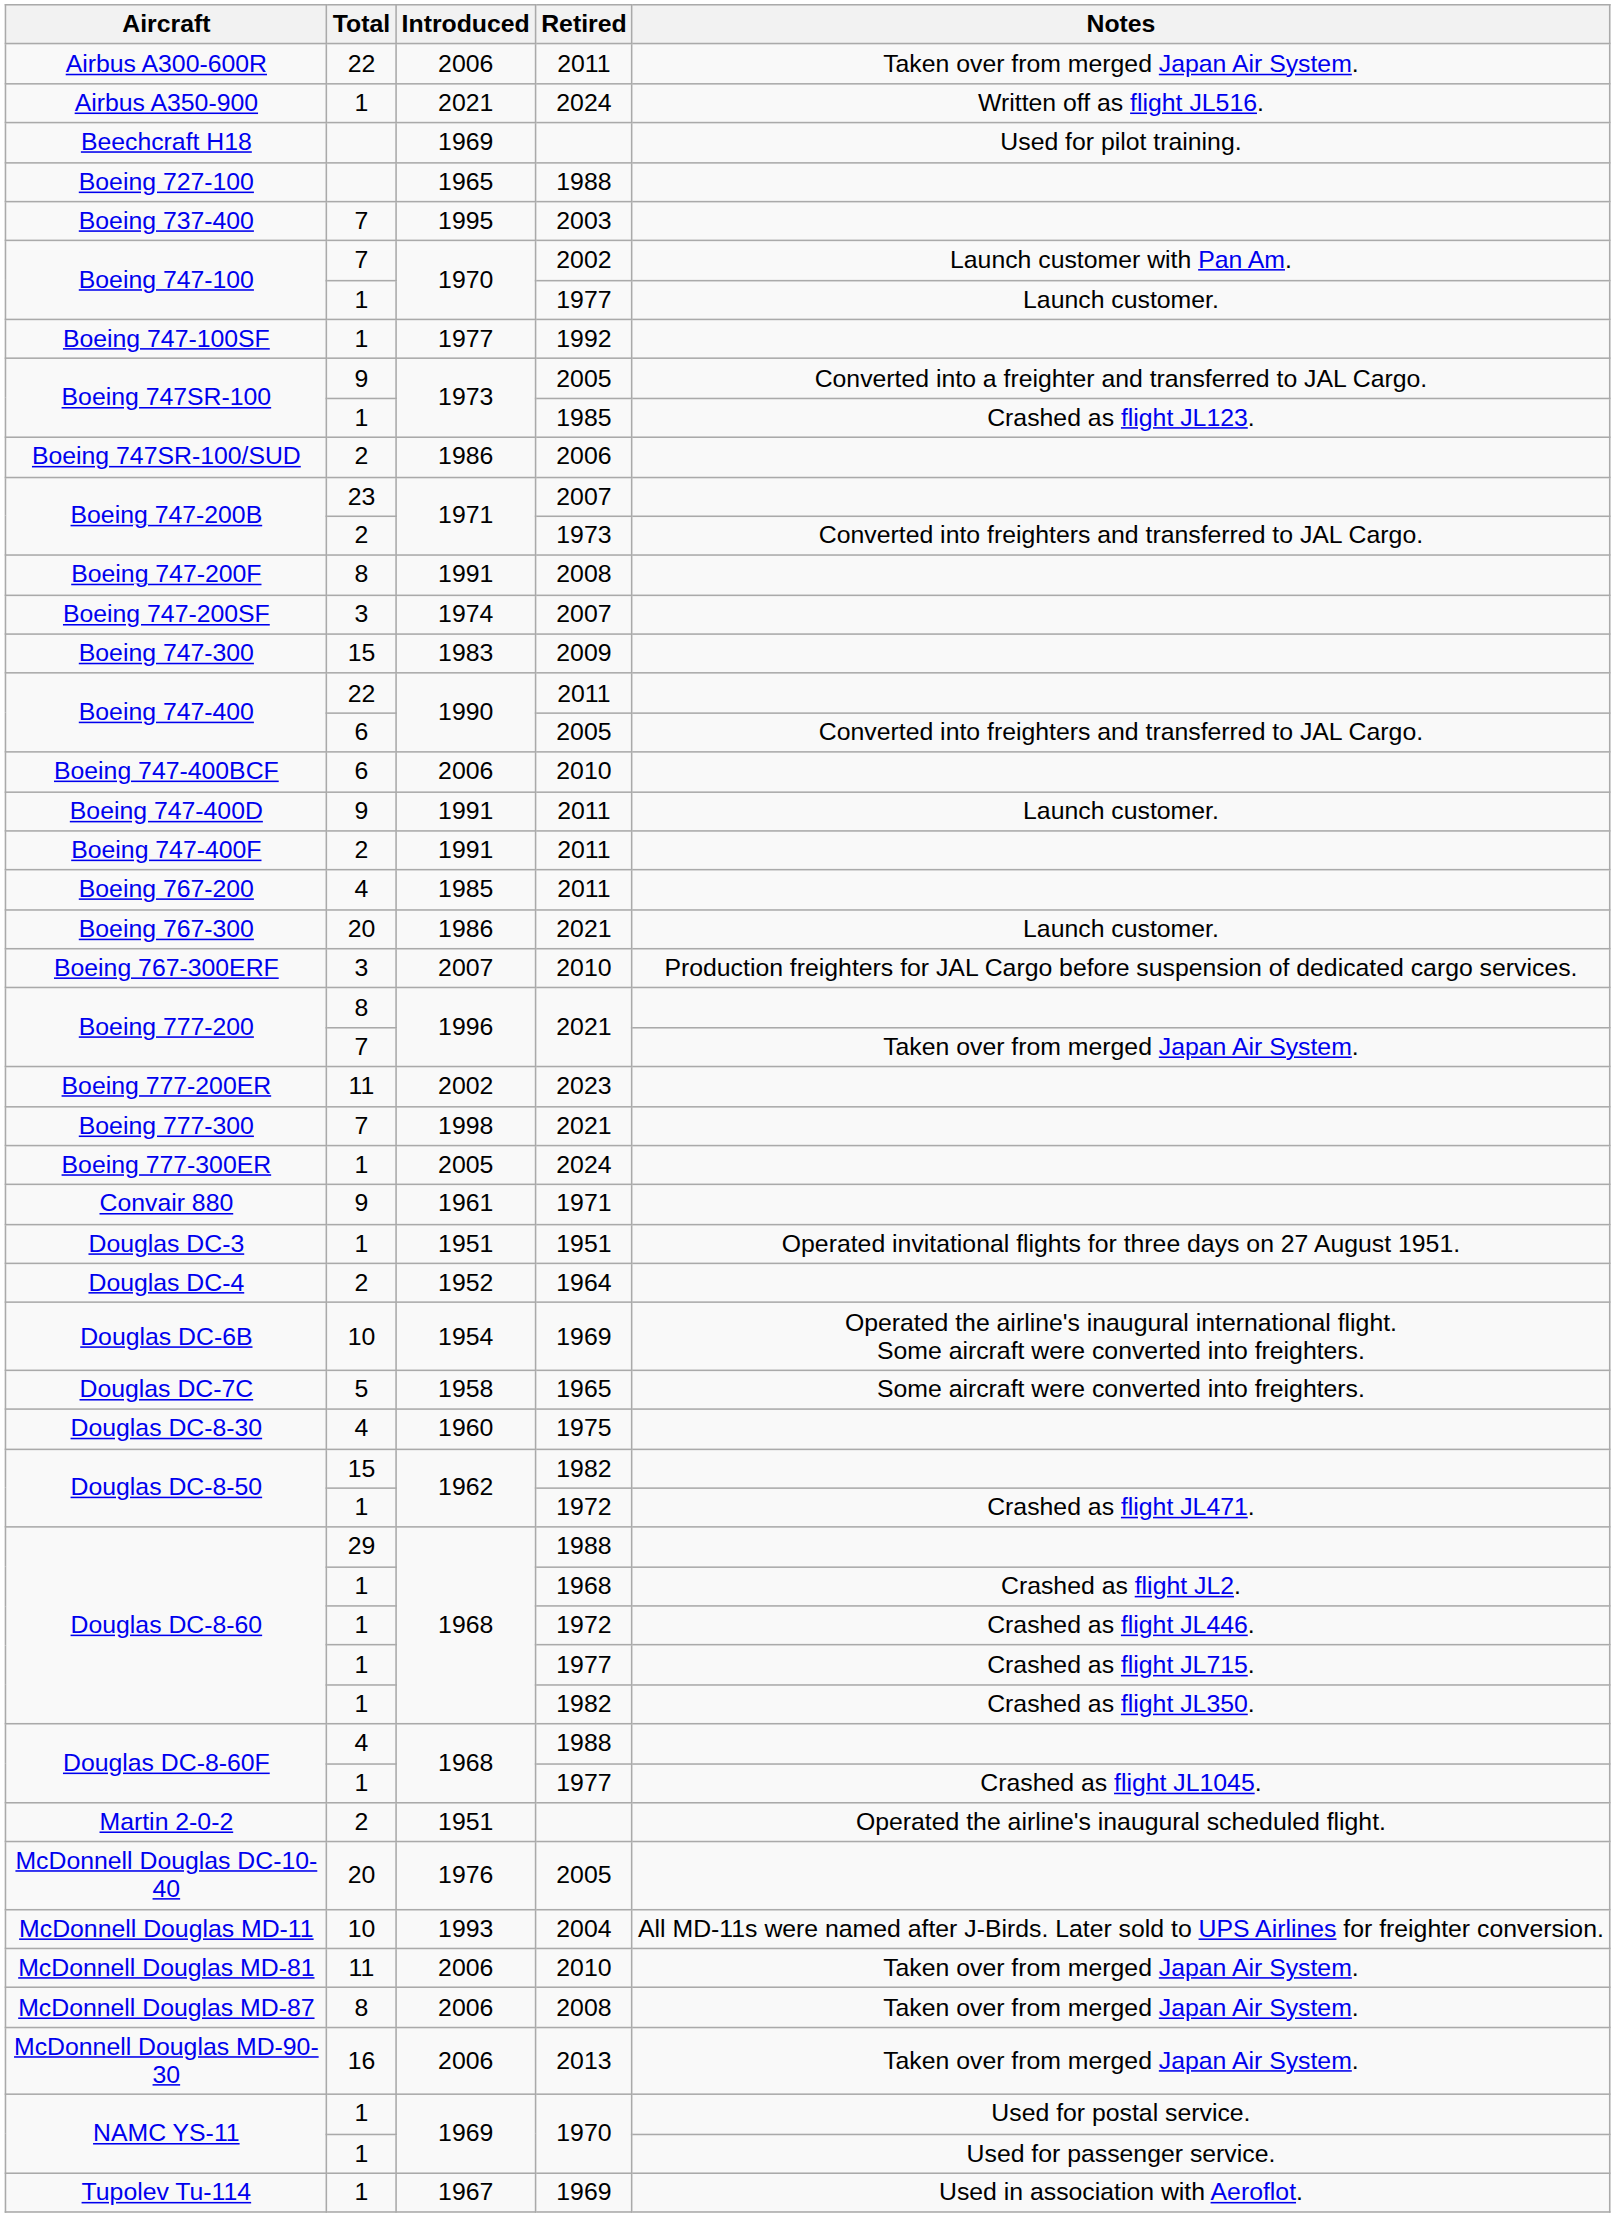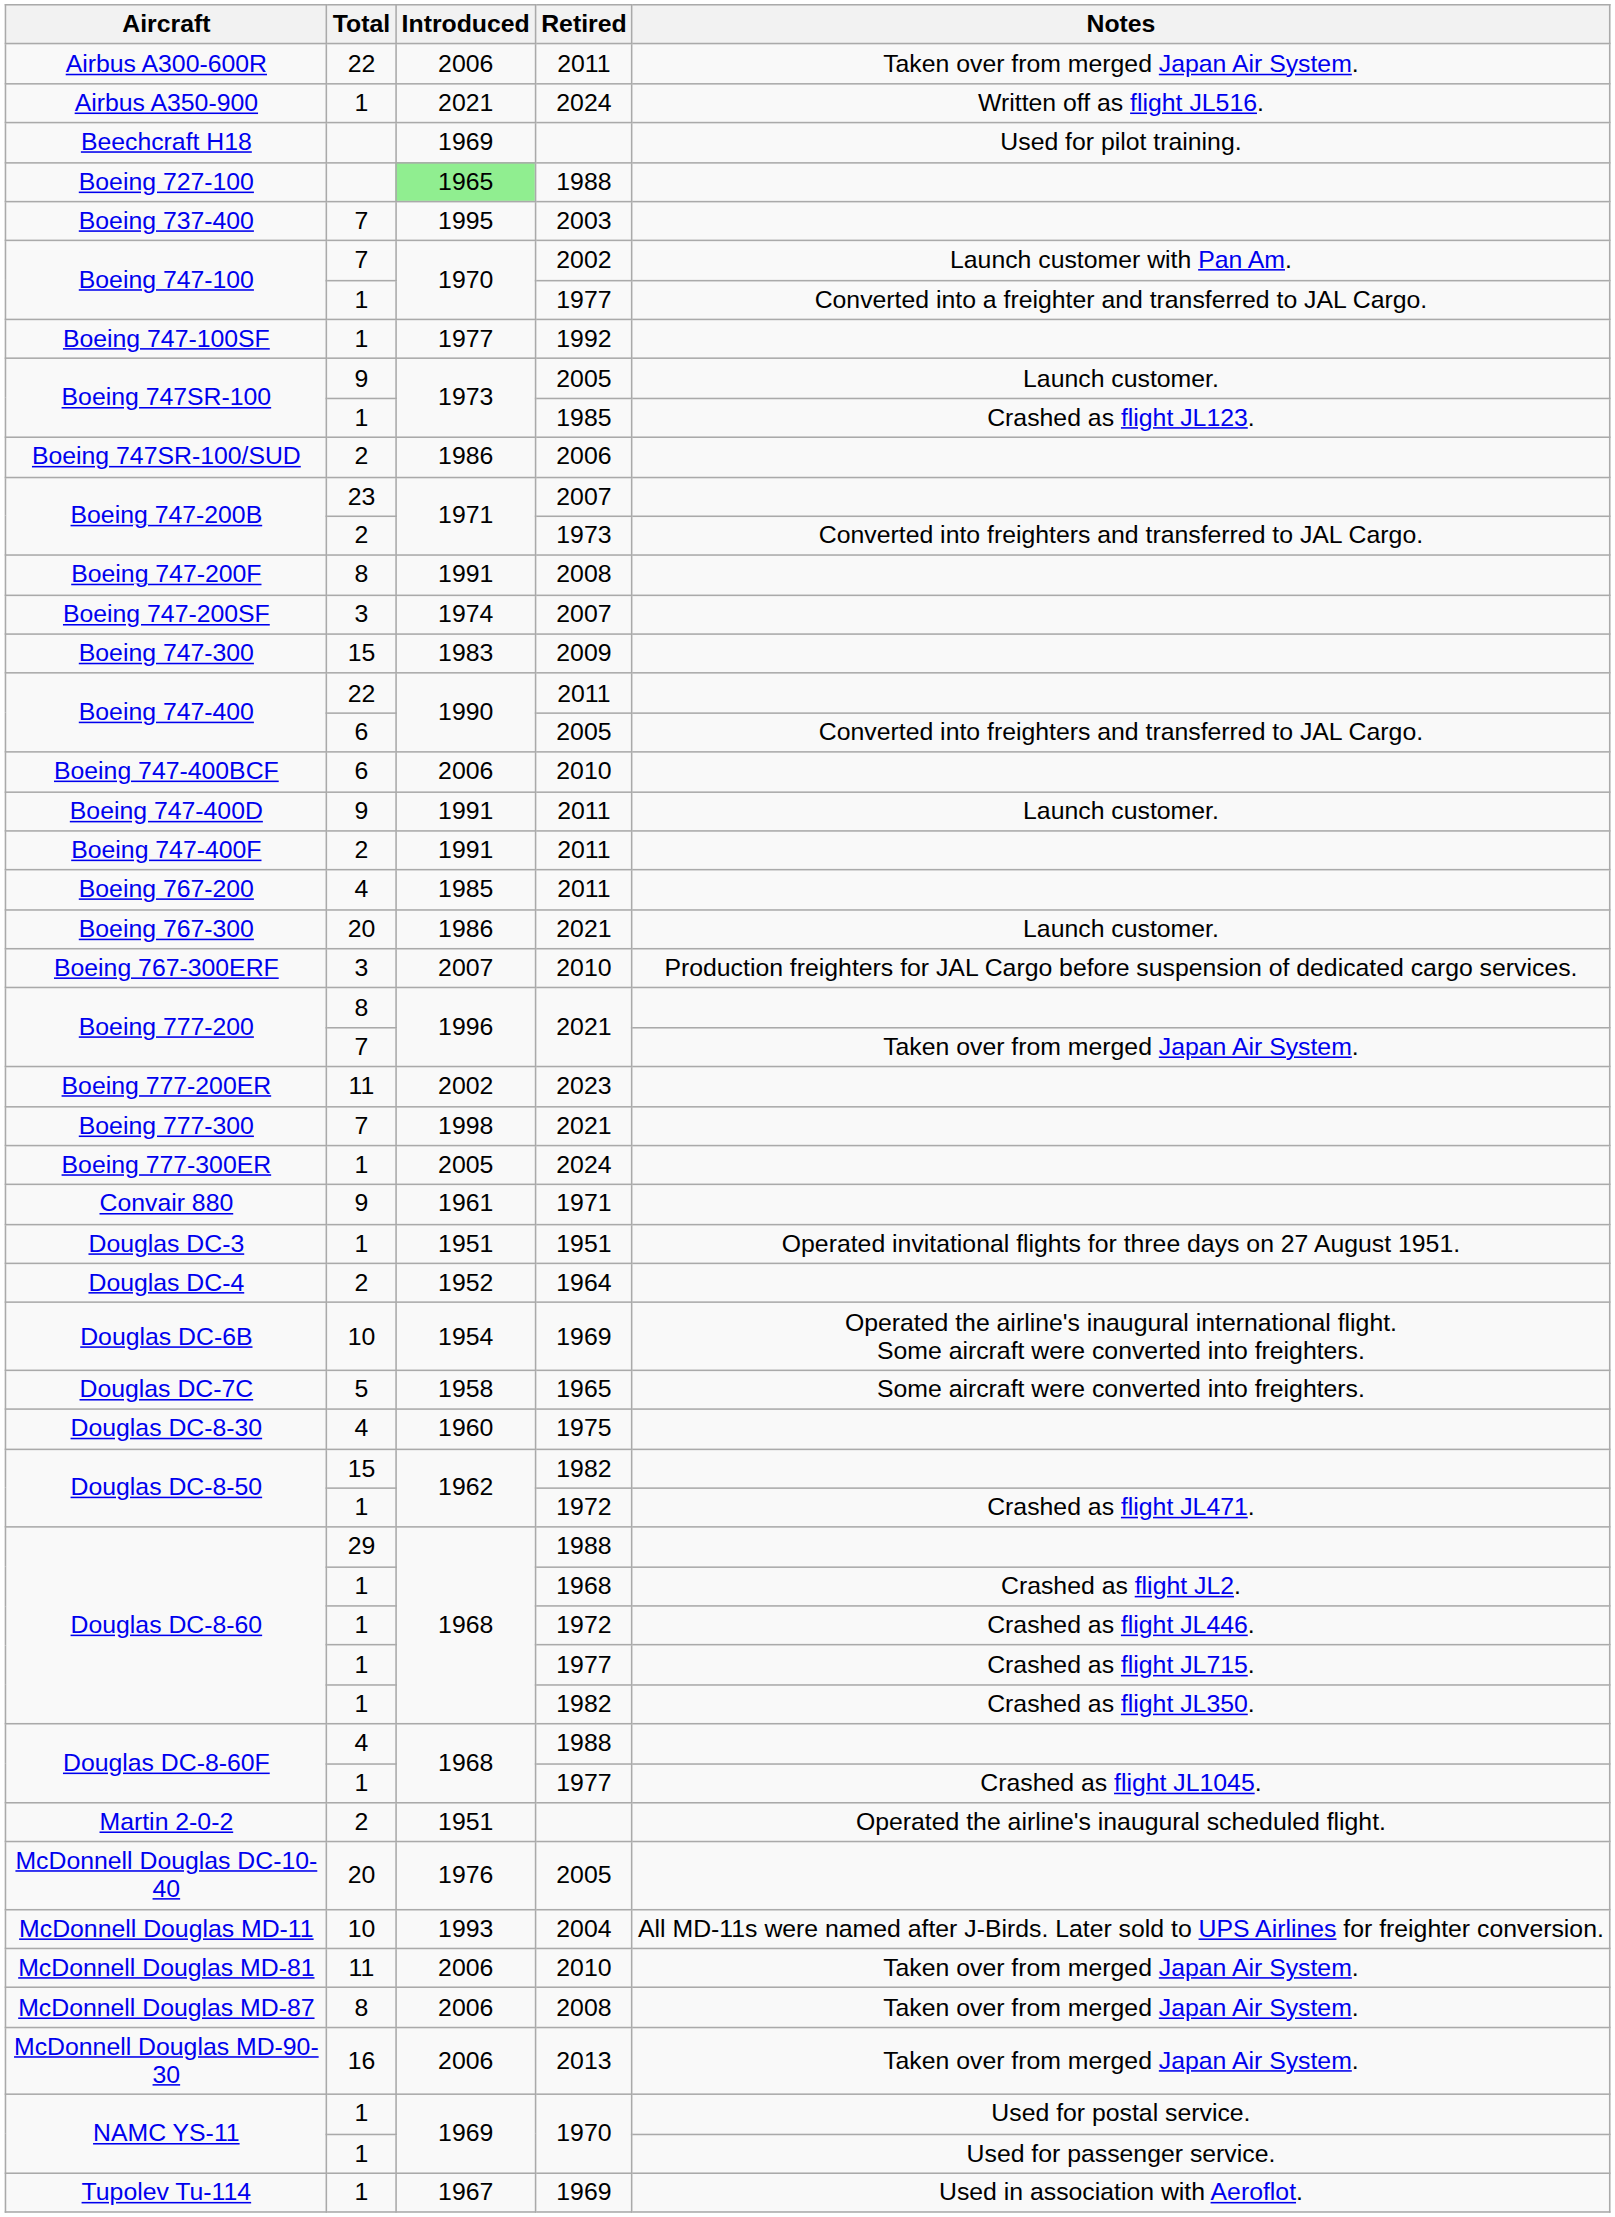(466, 181) no background -> (466, 181) lightgreen background
(1121, 299) Launch customer. -> (1121, 299) Converted into a freighter and transferred to JAL Cargo.
(1121, 378) Converted into a freighter and transferred to JAL Cargo. -> (1121, 378) Launch customer.
